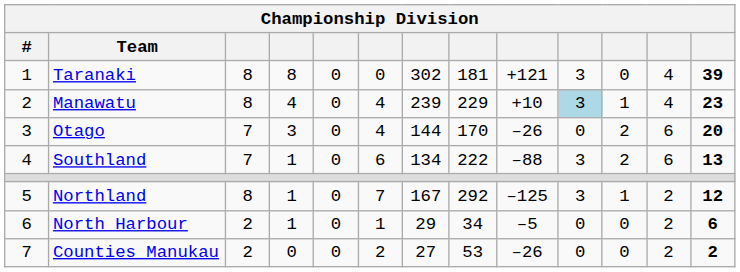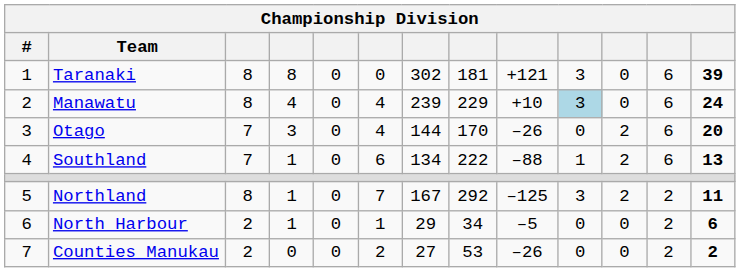(668, 75) 4 -> (668, 75) 6
(624, 103) 1 -> (624, 103) 0
(668, 103) 4 -> (668, 103) 6
(713, 103) 23 -> (713, 103) 24
(580, 160) 3 -> (580, 160) 1
(624, 196) 1 -> (624, 196) 2
(713, 196) 12 -> (713, 196) 11
